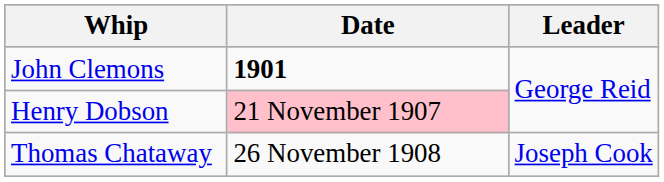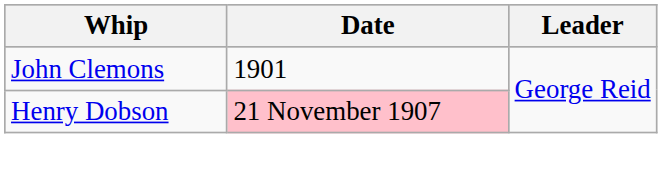(260, 68) bold -> (260, 68) normal
- row: (111, 153)
